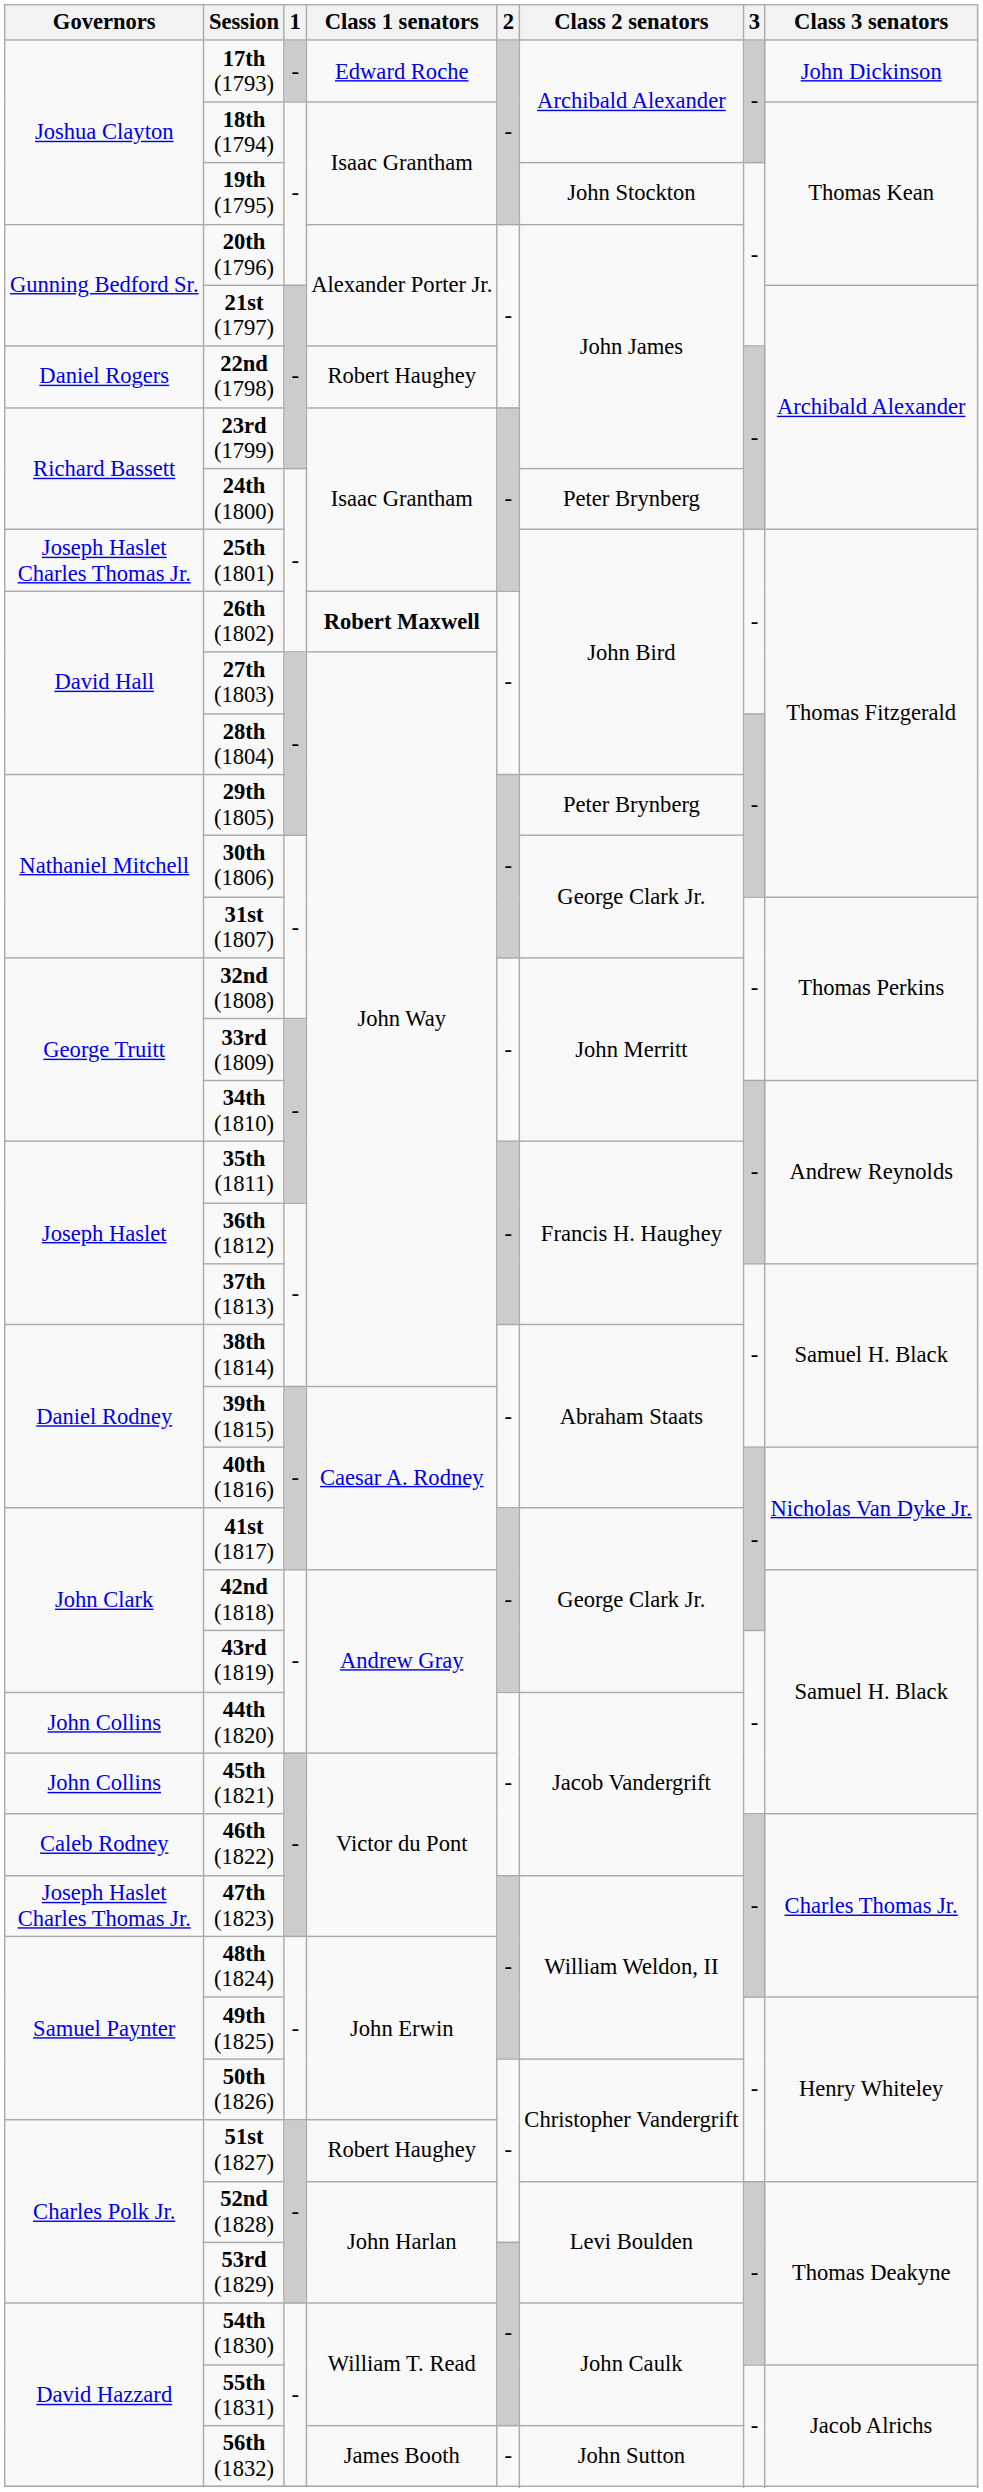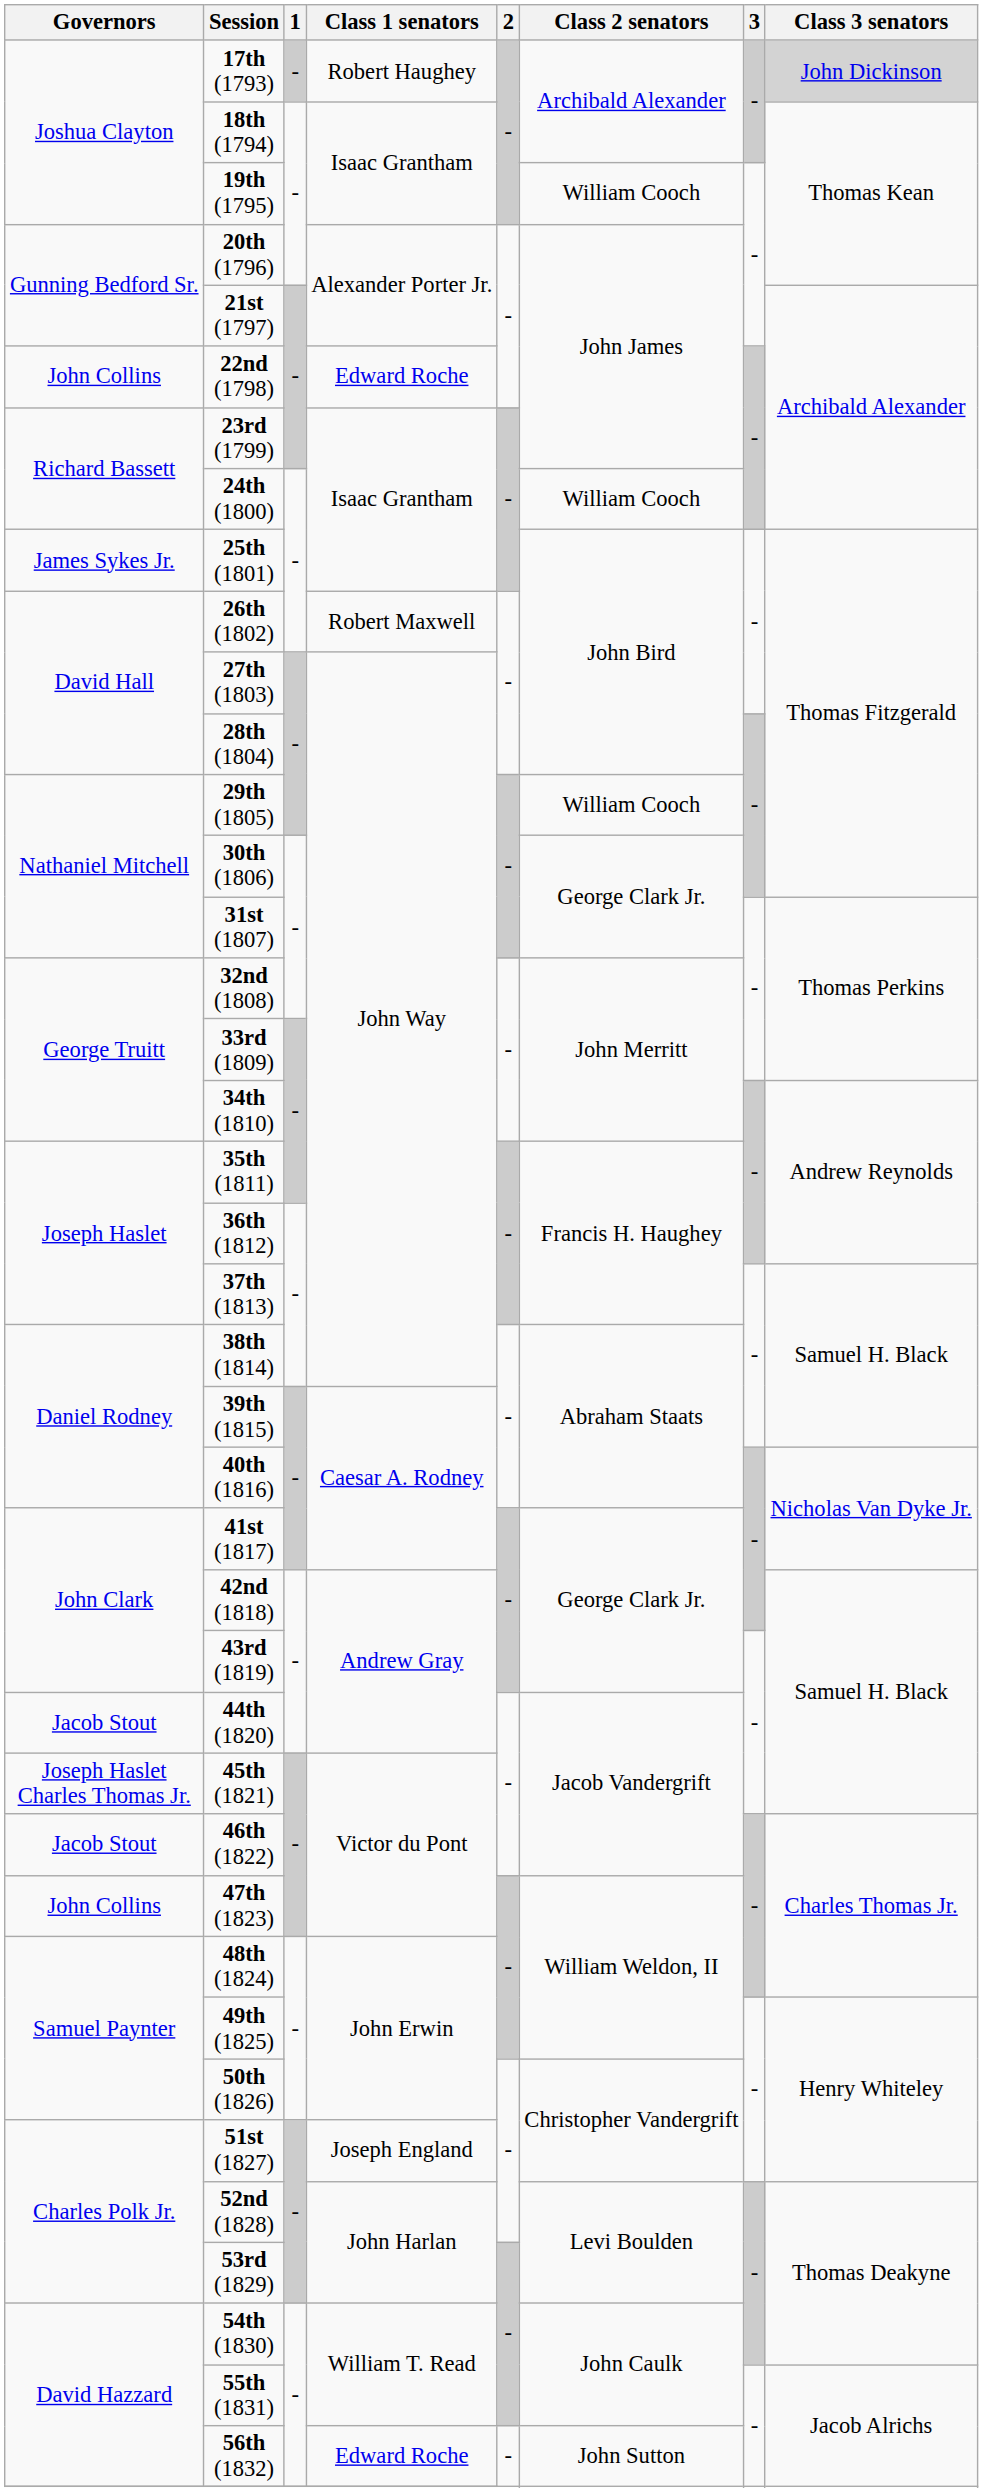(402, 70) Edward Roche -> (402, 70) Robert Haughey
(871, 70) no background -> (871, 70) lightgrey background
(631, 193) John Stockton -> (631, 193) William Cooch
(104, 376) Daniel Rogers -> (104, 376) John Collins
(402, 376) Robert Haughey -> (402, 376) Edward Roche
(631, 498) Peter Brynberg -> (631, 498) William Cooch
(104, 560) Joseph Haslet Charles Thomas Jr. -> (104, 560) James Sykes Jr.
(402, 621) bold -> (402, 621) normal
(631, 804) Peter Brynberg -> (631, 804) William Cooch
(104, 1722) John Collins -> (104, 1722) Jacob Stout
(104, 1783) John Collins -> (104, 1783) Joseph Haslet Charles Thomas Jr.
(104, 1844) Caleb Rodney -> (104, 1844) Jacob Stout
(104, 1905) Joseph Haslet Charles Thomas Jr. -> (104, 1905) John Collins
(402, 2150) Robert Haughey -> (402, 2150) Joseph England
(402, 2456) James Booth -> (402, 2456) Edward Roche
